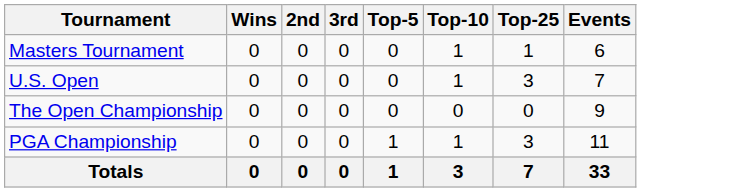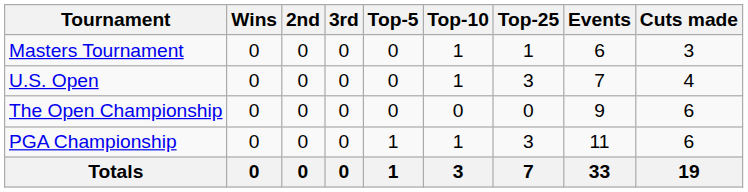+ column: (689, 19)
